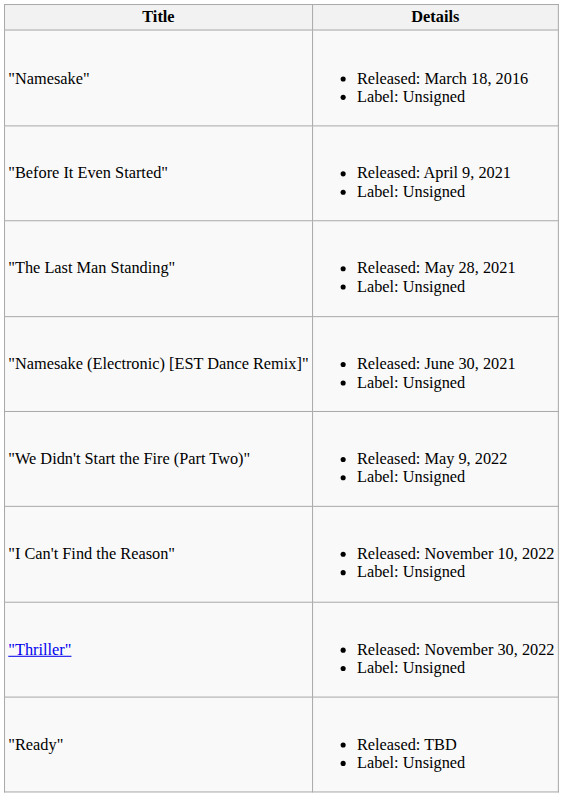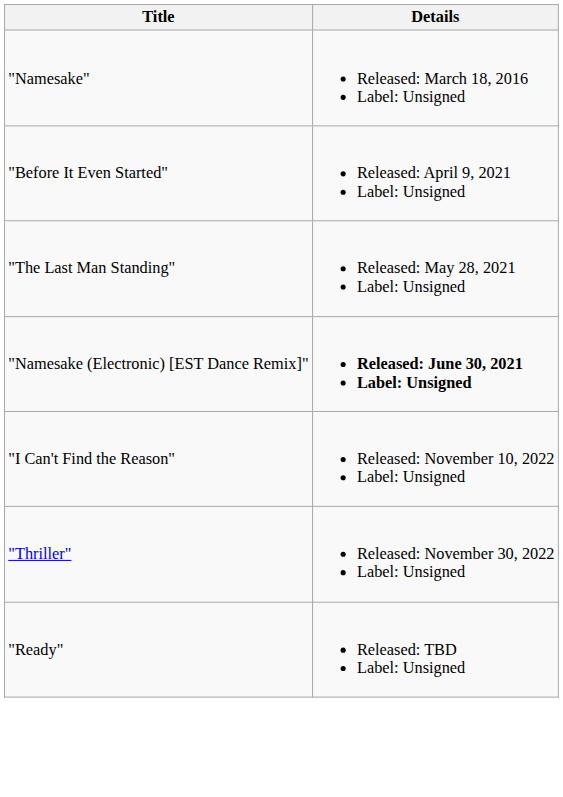(435, 373) normal -> (435, 373) bold
- row: (129, 458)
